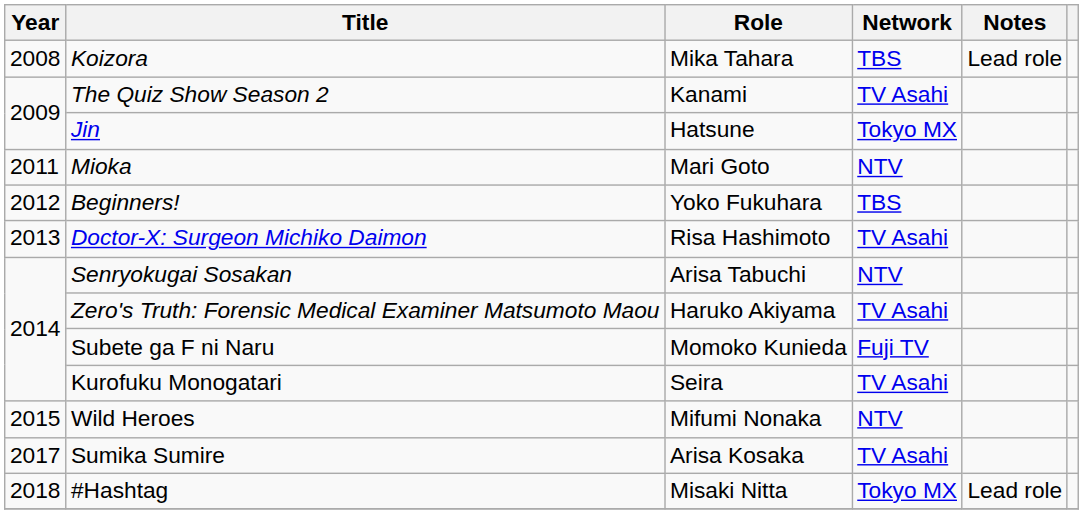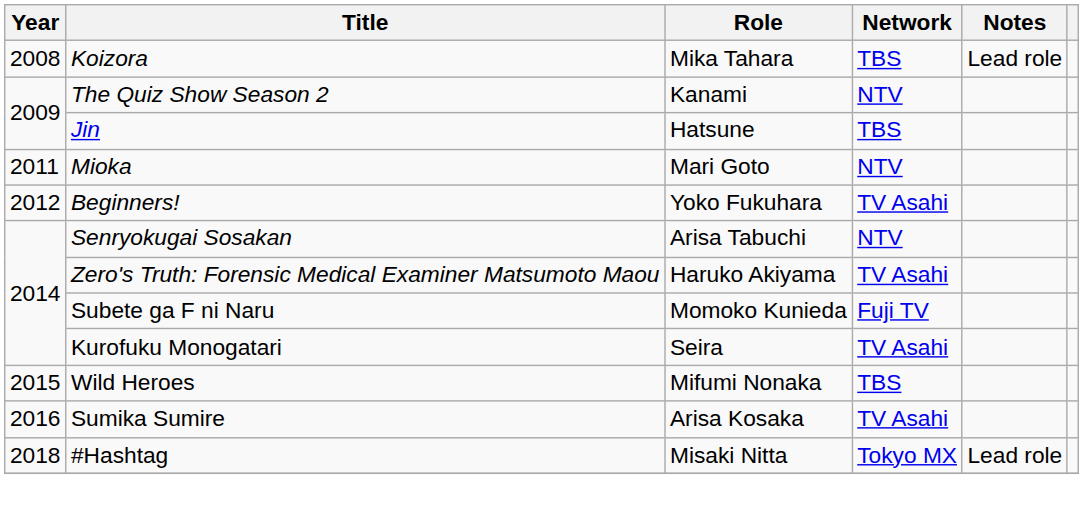(903, 94) TV Asahi -> (880, 94) NTV
(907, 130) Tokyo MX -> (879, 130) TBS
(879, 202) TBS -> (903, 202) TV Asahi
- row: (249, 238)
(880, 418) NTV -> (879, 382) TBS
(35, 454) 2017 -> (35, 418) 2016
